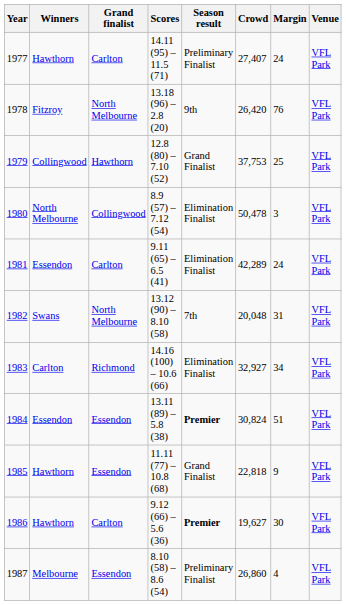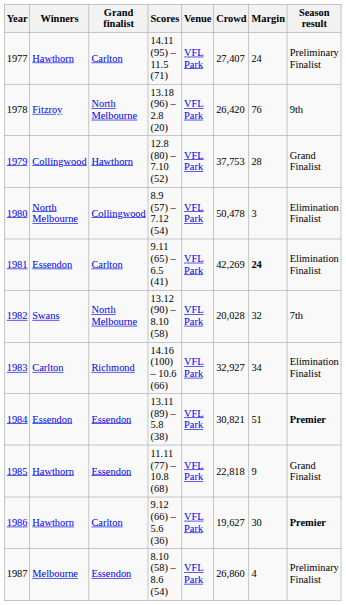columns swapped: (325, 18) <-> (209, 18)
(278, 161) 25 -> (257, 161) 28
(252, 264) 42,289 -> (230, 264) 42,269
(278, 264) normal -> (257, 264) bold
(252, 316) 20,048 -> (230, 316) 20,028
(278, 316) 31 -> (257, 316) 32
(252, 419) 30,824 -> (230, 419) 30,821
